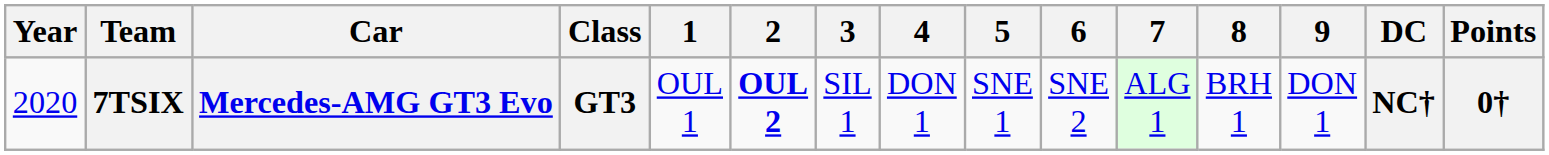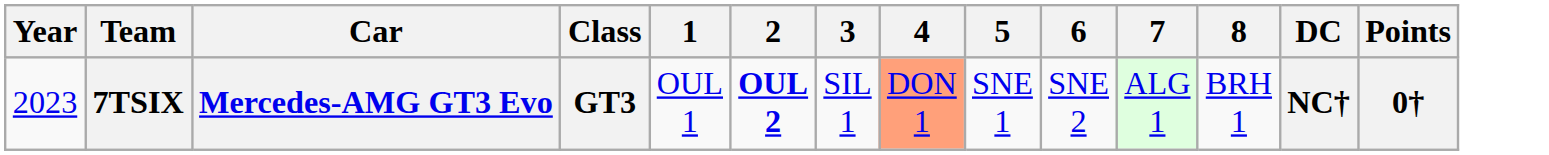- column: (1322, 30)
(45, 102) 2020 -> (45, 102) 2023
(922, 102) no background -> (922, 102) lightsalmon background
